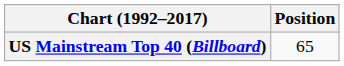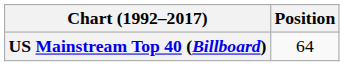(305, 46) 65 -> (305, 46) 64
